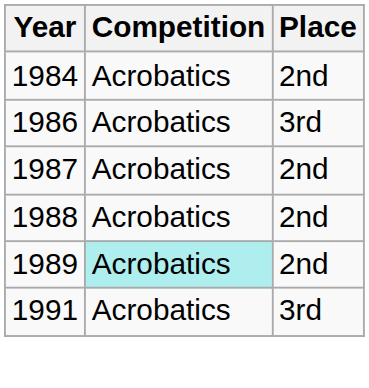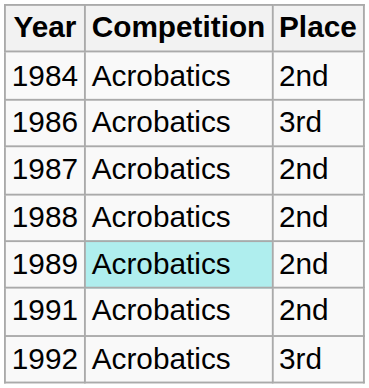(301, 311) 3rd -> (304, 311) 2nd
+ row: (45, 358)
